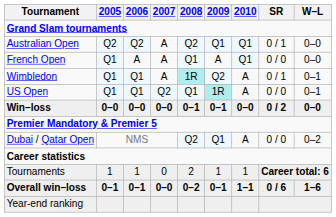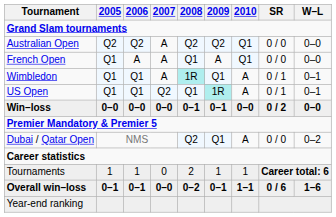(218, 44) Q1 -> (218, 44) Q2
(276, 44) 0 / 1 -> (276, 44) 0 / 0
(218, 76) Q2 -> (218, 76) Q1
(276, 92) 0 / 0 -> (276, 92) 0 / 1
